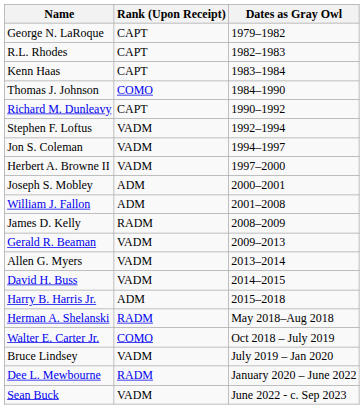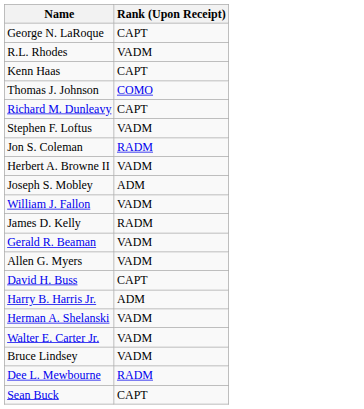- column: (294, 14)
(132, 52) CAPT -> (135, 52) VADM
(135, 147) VADM -> (135, 147) RADM
(131, 204) ADM -> (135, 204) VADM
(135, 280) VADM -> (132, 280) CAPT
(135, 318) RADM -> (135, 318) VADM
(135, 337) COMO -> (135, 337) VADM
(135, 394) VADM -> (132, 394) CAPT
